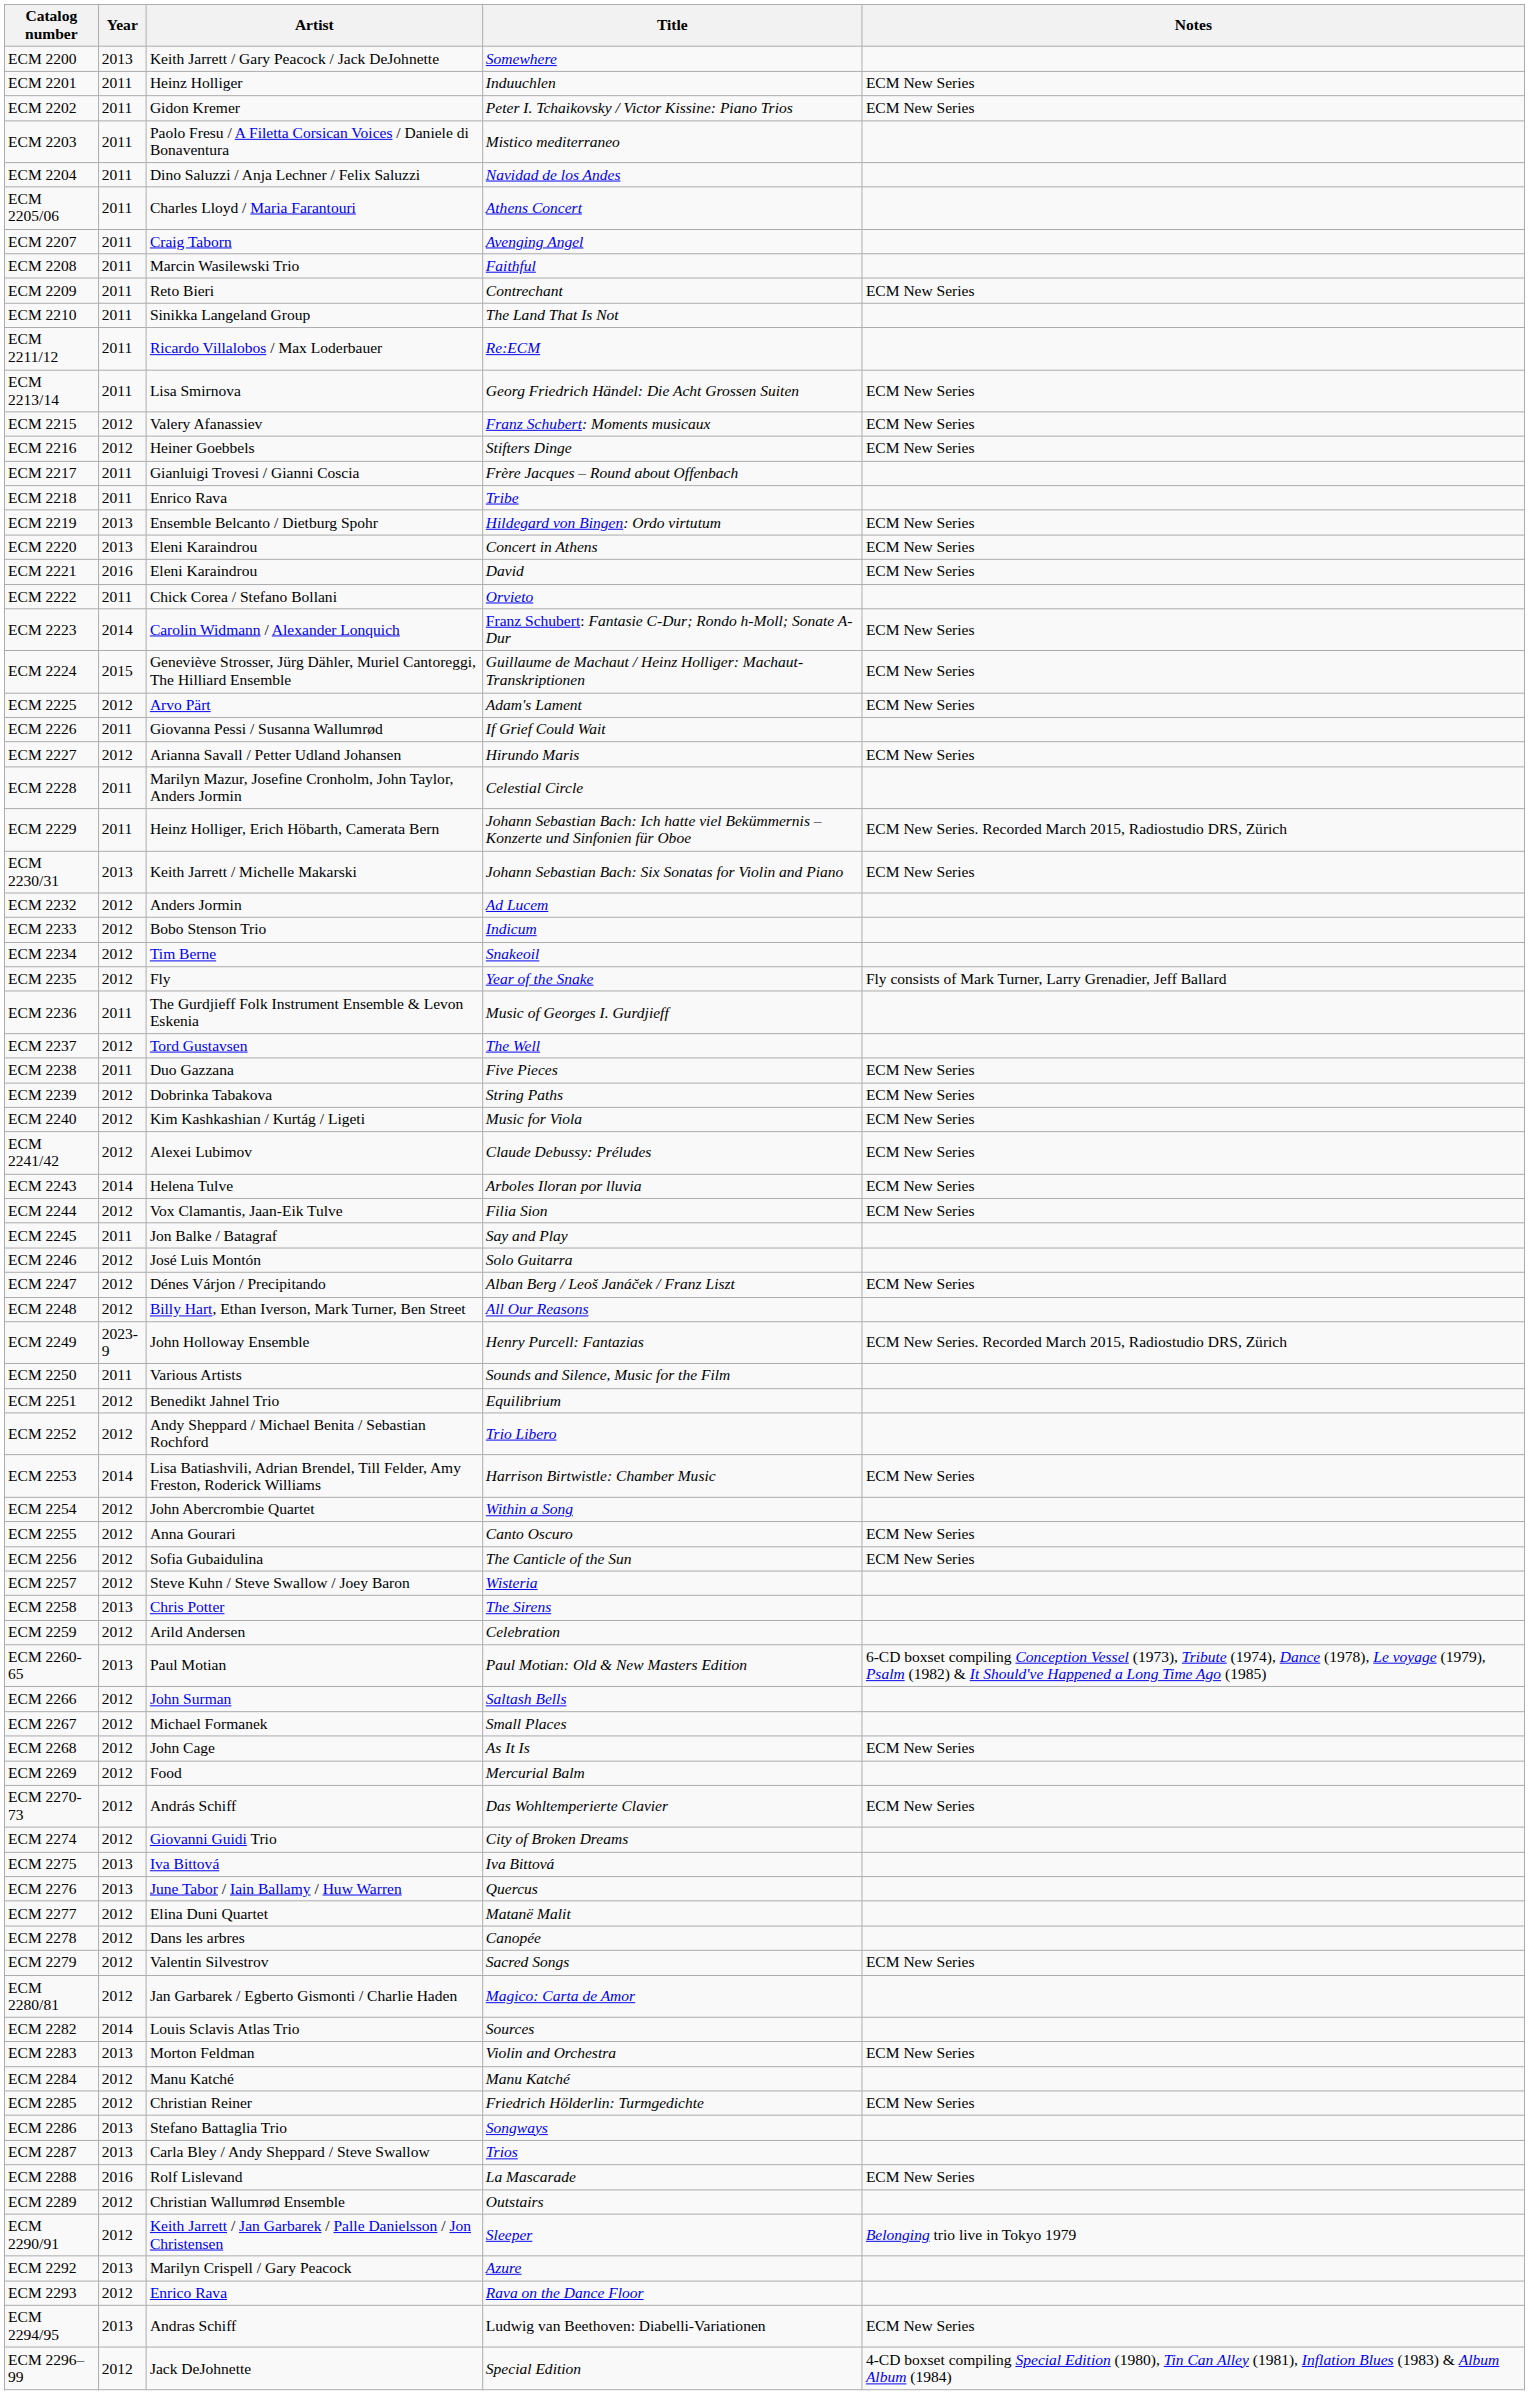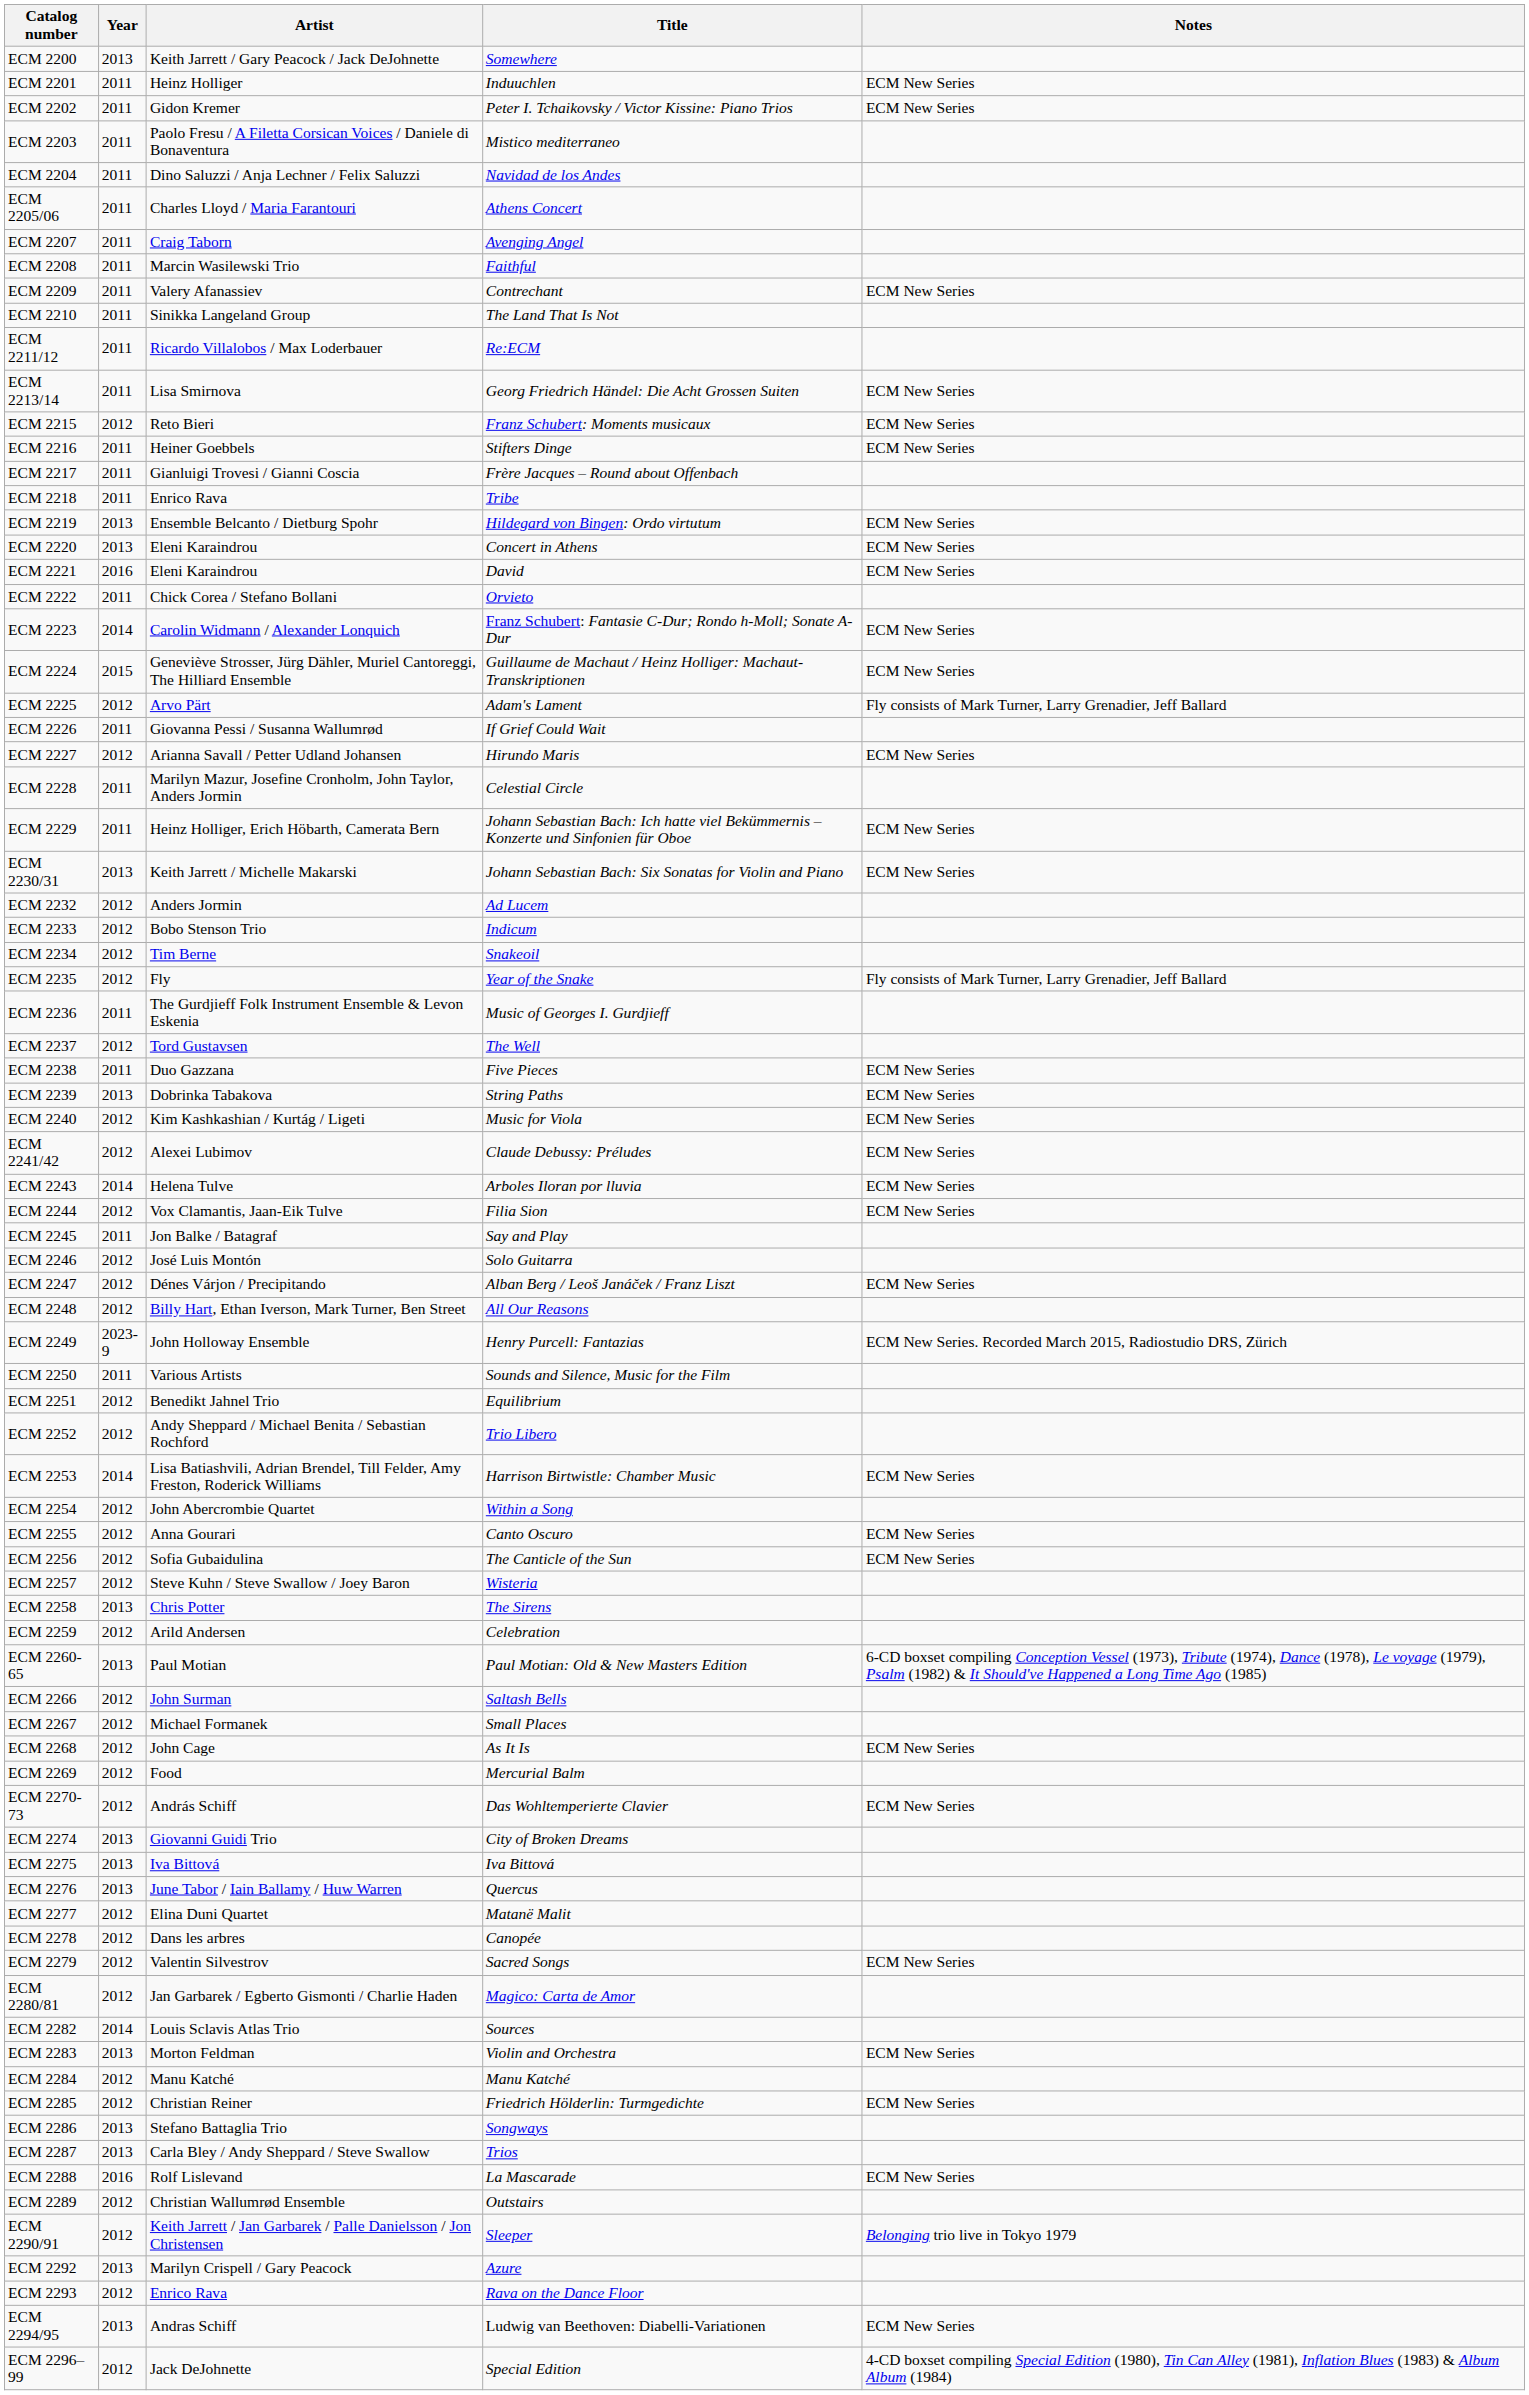(182, 290) Reto Bieri -> (206, 290) Valery Afanassiev
(206, 424) Valery Afanassiev -> (182, 424) Reto Bieri
(117, 448) 2012 -> (117, 448) 2011
(920, 705) ECM New Series -> (1046, 705) Fly consists of Mark Turner, Larry Grenadier, Jeff Ballard
(1076, 829) ECM New Series. Recorded March 2015, Radiostudio DRS, Zürich -> (920, 829) ECM New Series
(117, 1094) 2012 -> (117, 1094) 2013
(117, 1839) 2012 -> (117, 1839) 2013
